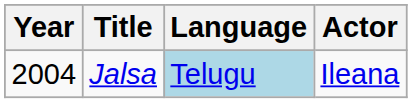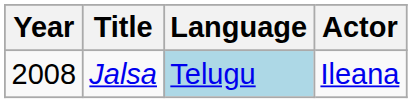(44, 73) 2004 -> (44, 73) 2008
